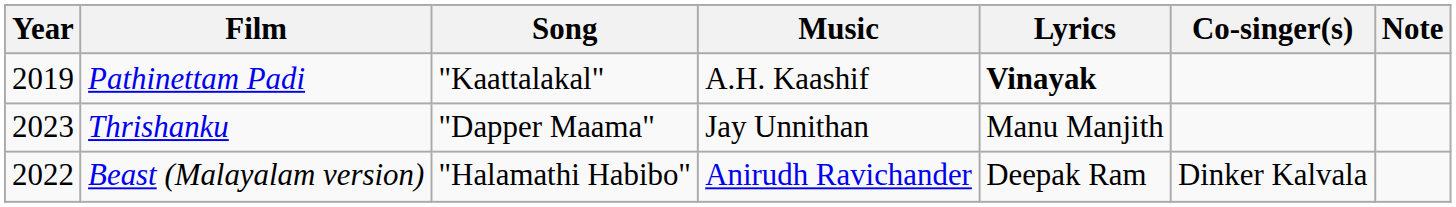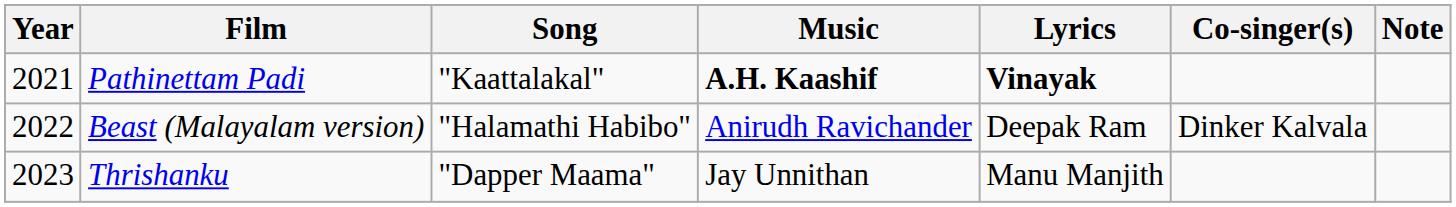(43, 77) 2019 -> (43, 77) 2021
(787, 77) normal -> (791, 77) bold
rows swapped: (256, 175) <-> (158, 126)
